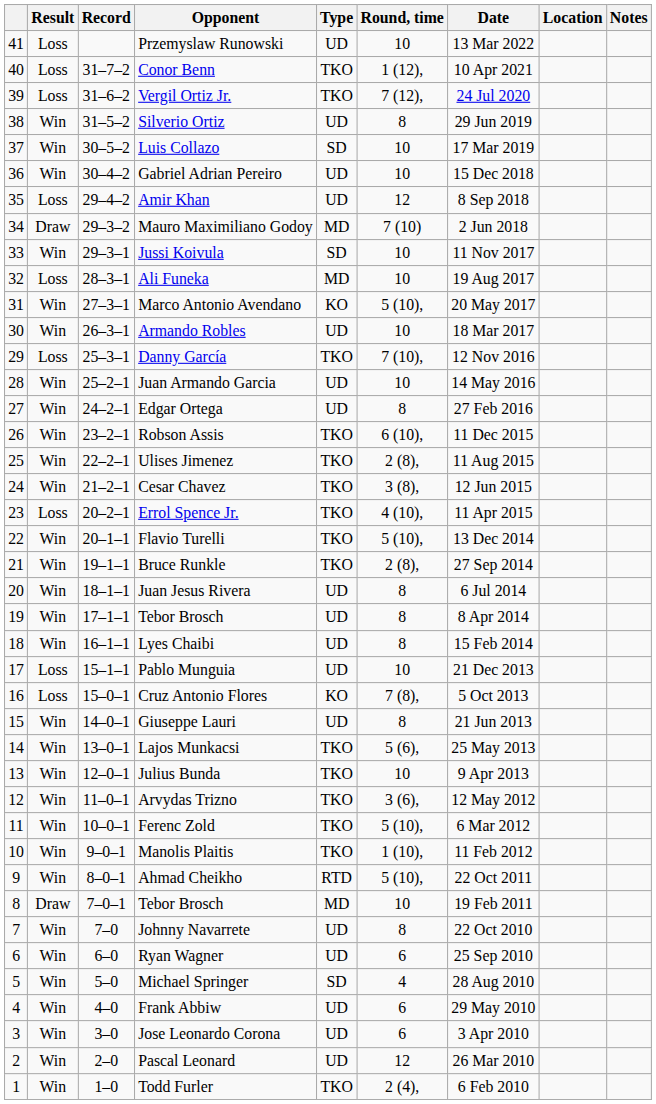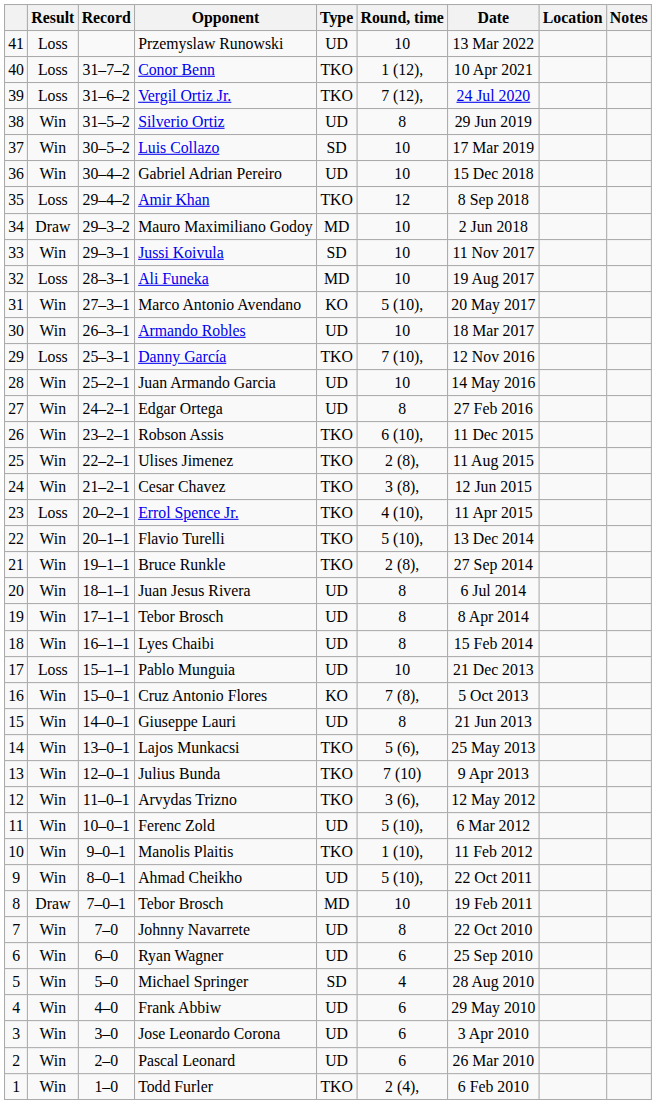(337, 200) UD -> (337, 200) TKO
(402, 226) 7 (10) -> (402, 226) 10
(53, 695) Loss -> (53, 695) Win
(402, 773) 10 -> (402, 773) 7 (10)
(337, 825) TKO -> (337, 825) UD
(337, 877) RTD -> (337, 877) UD
(402, 1060) 12 -> (402, 1060) 6
